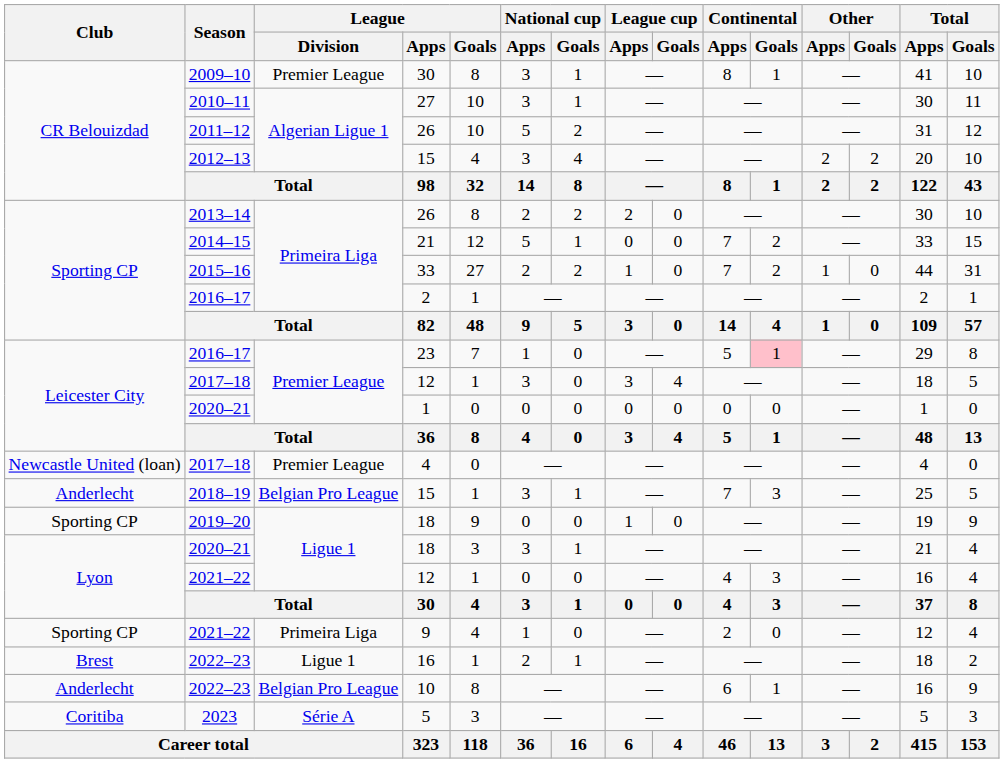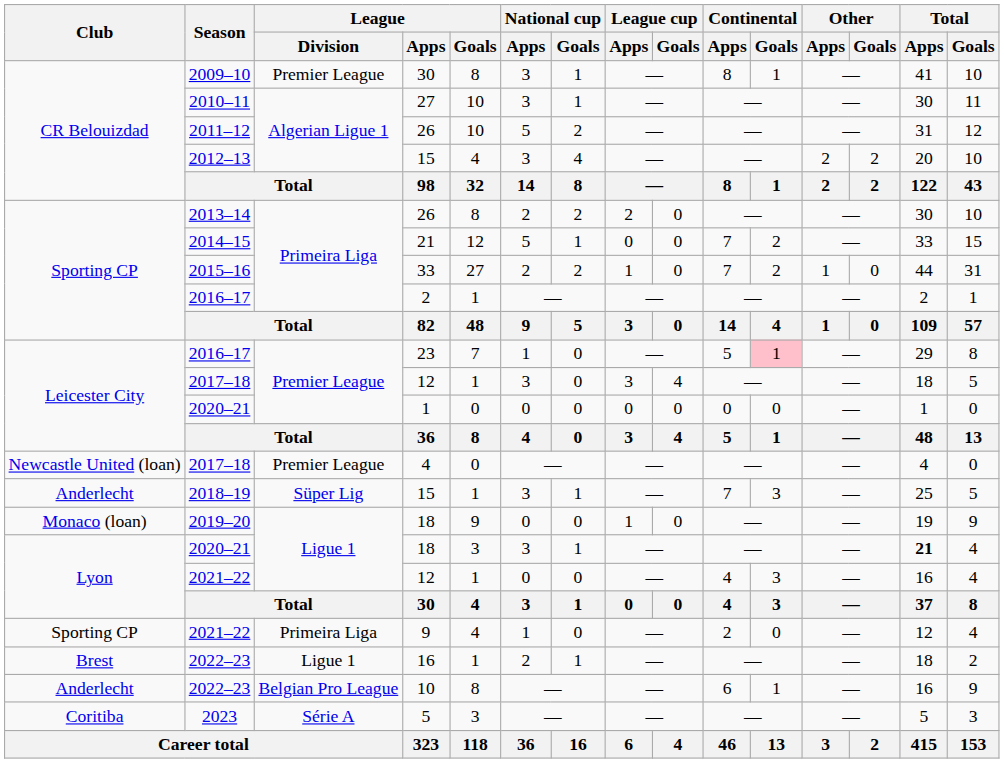(328, 492) Belgian Pro League -> (328, 492) Süper Lig
(95, 520) Sporting CP -> (95, 520) Monaco (loan)
(924, 548) normal -> (924, 548) bold
